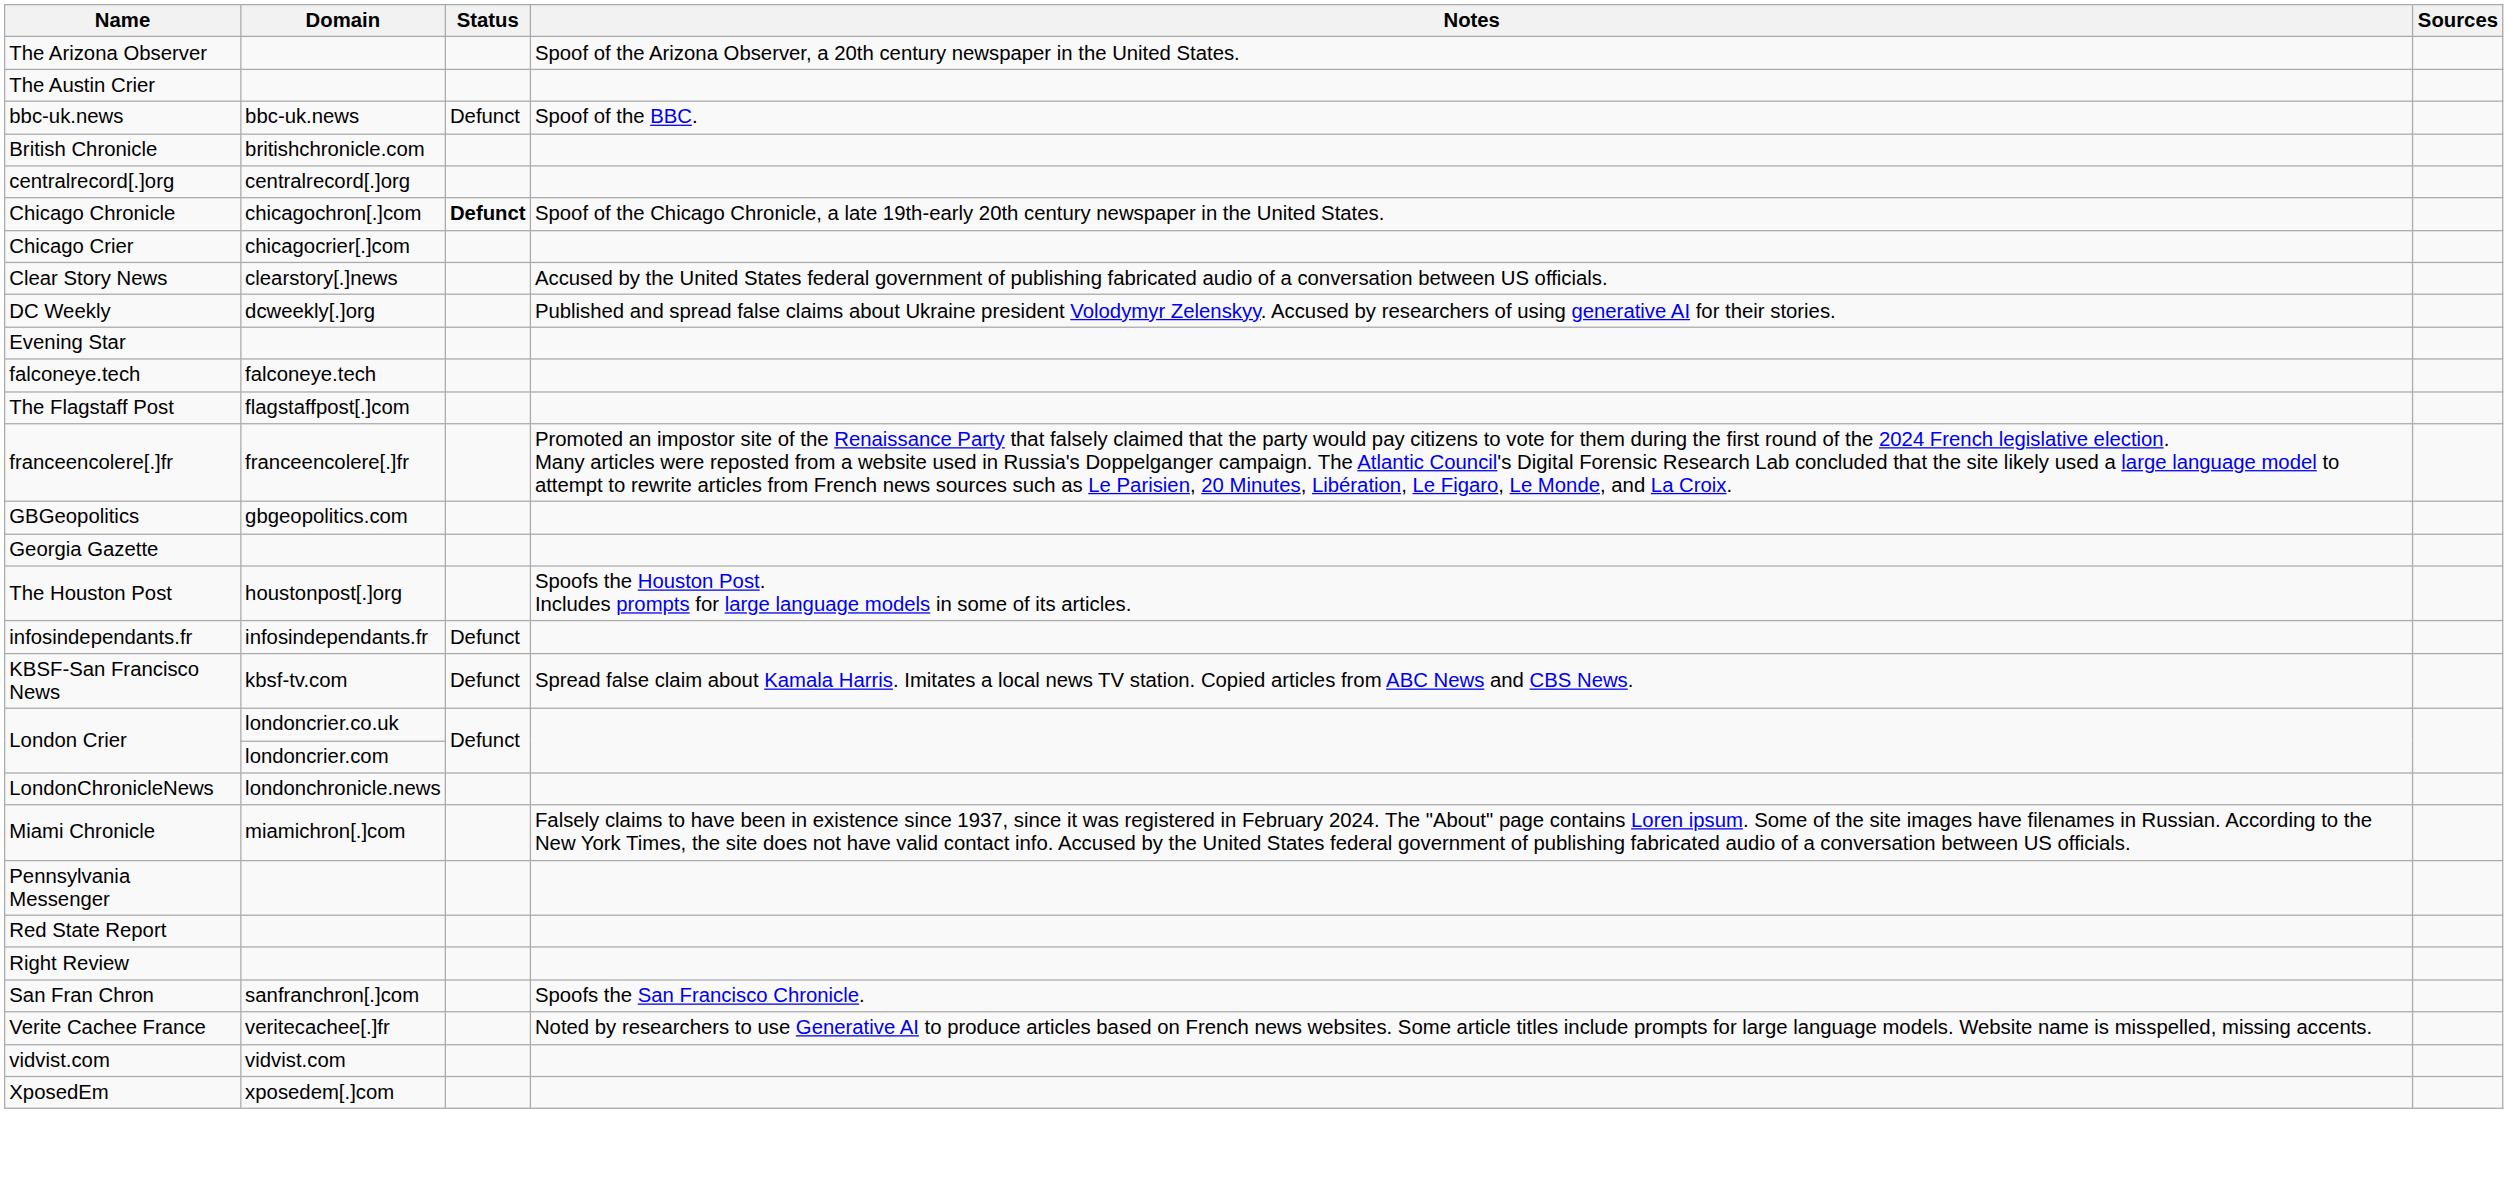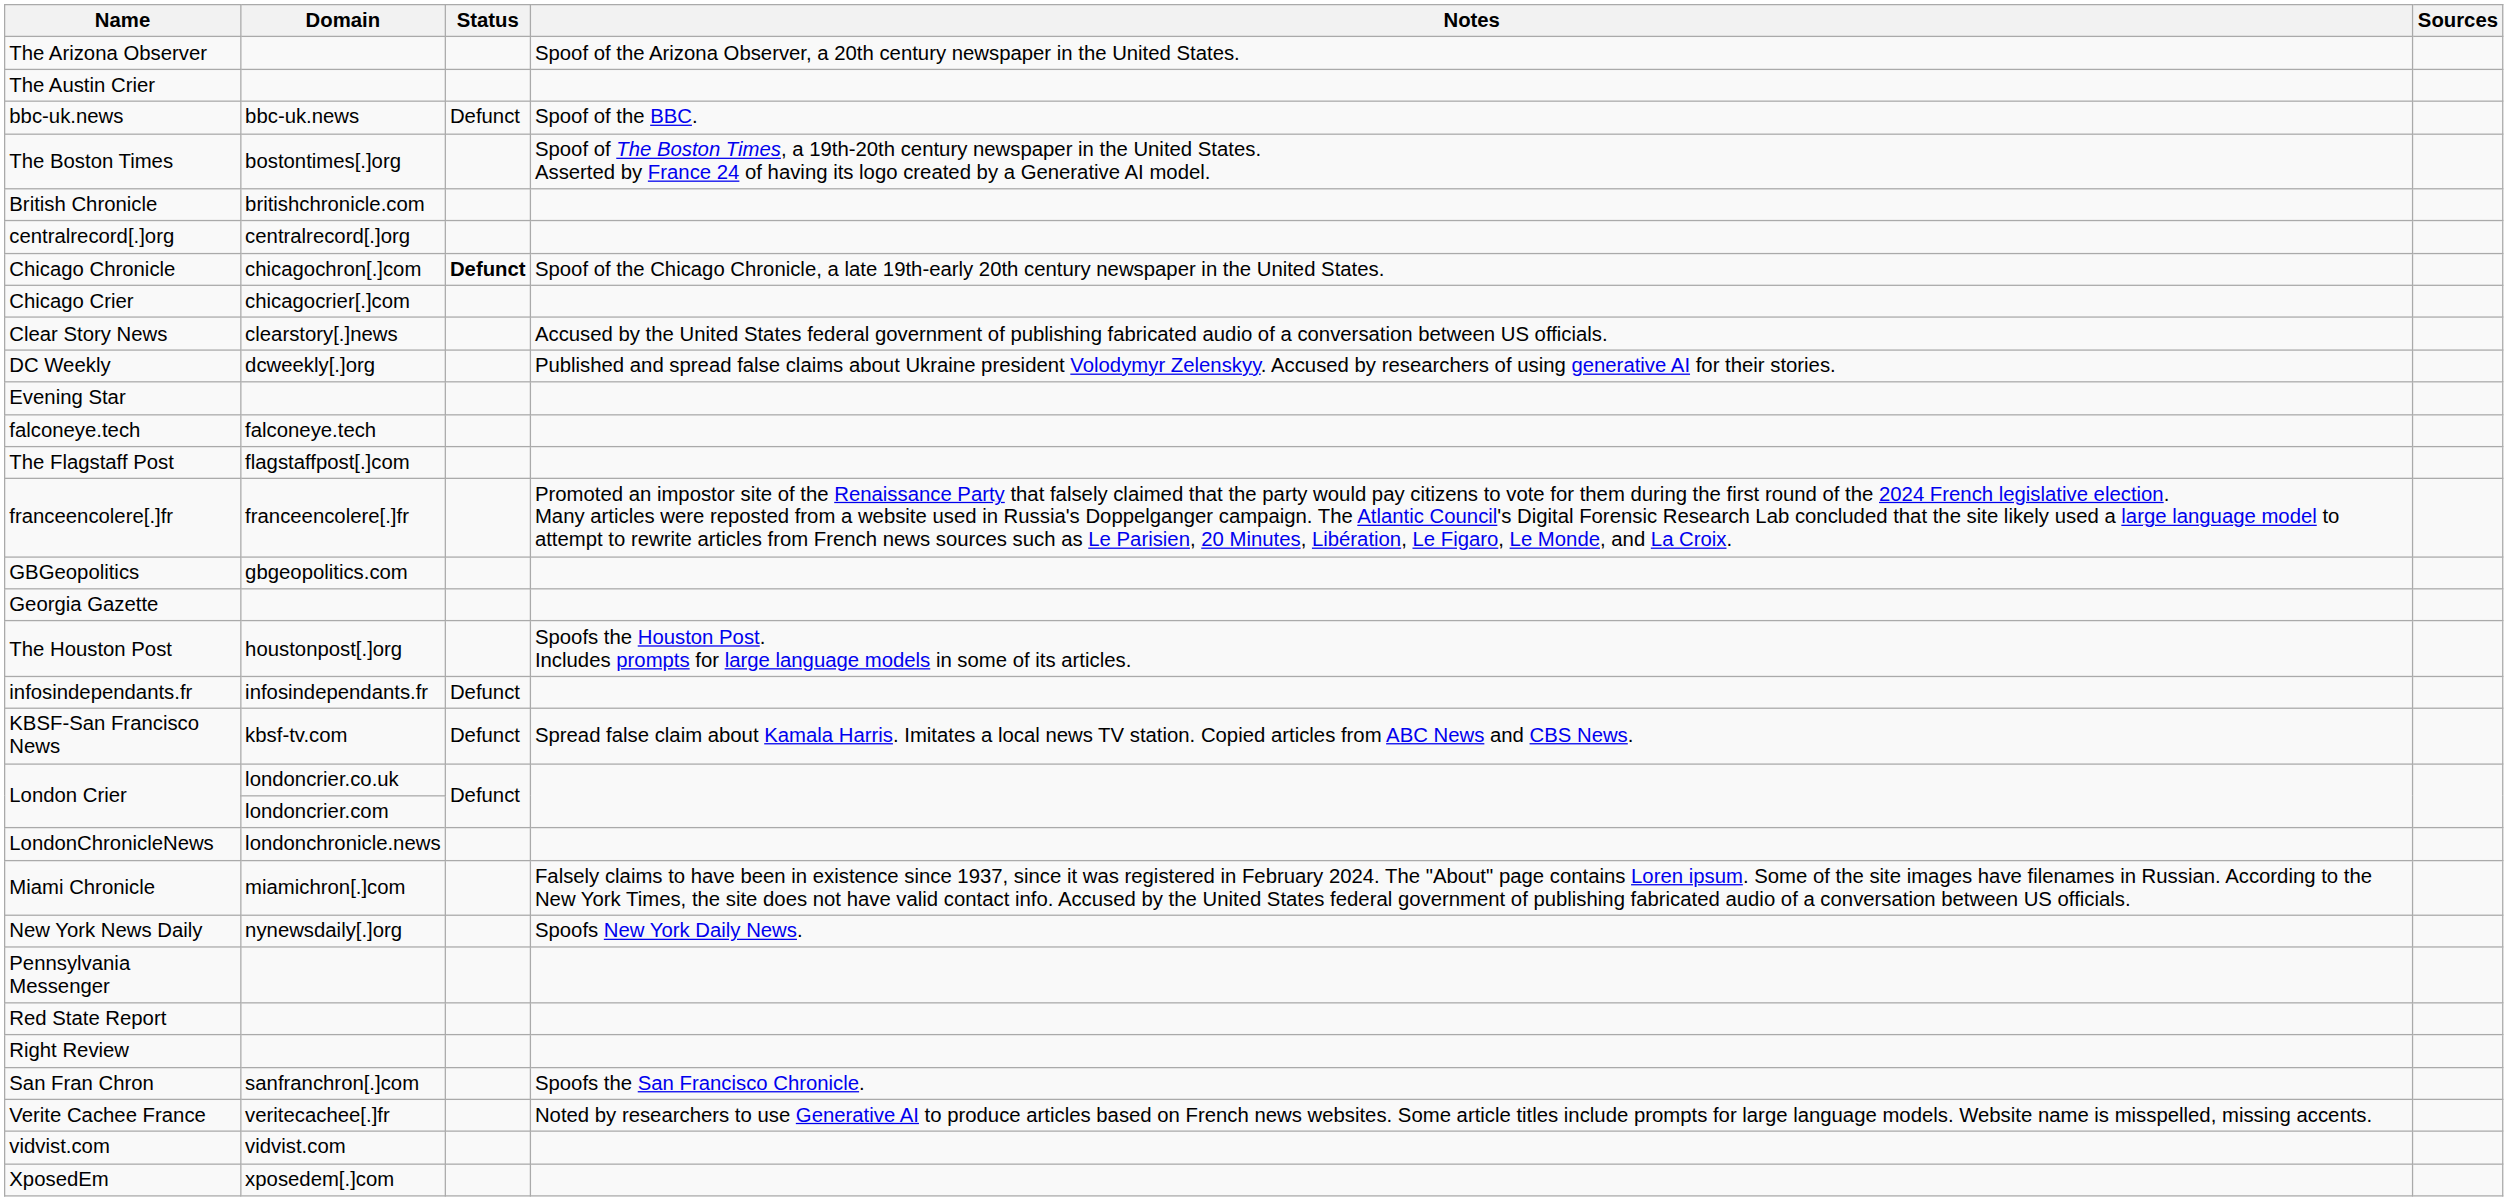+ row: (91, 160)
+ row: (106, 931)
